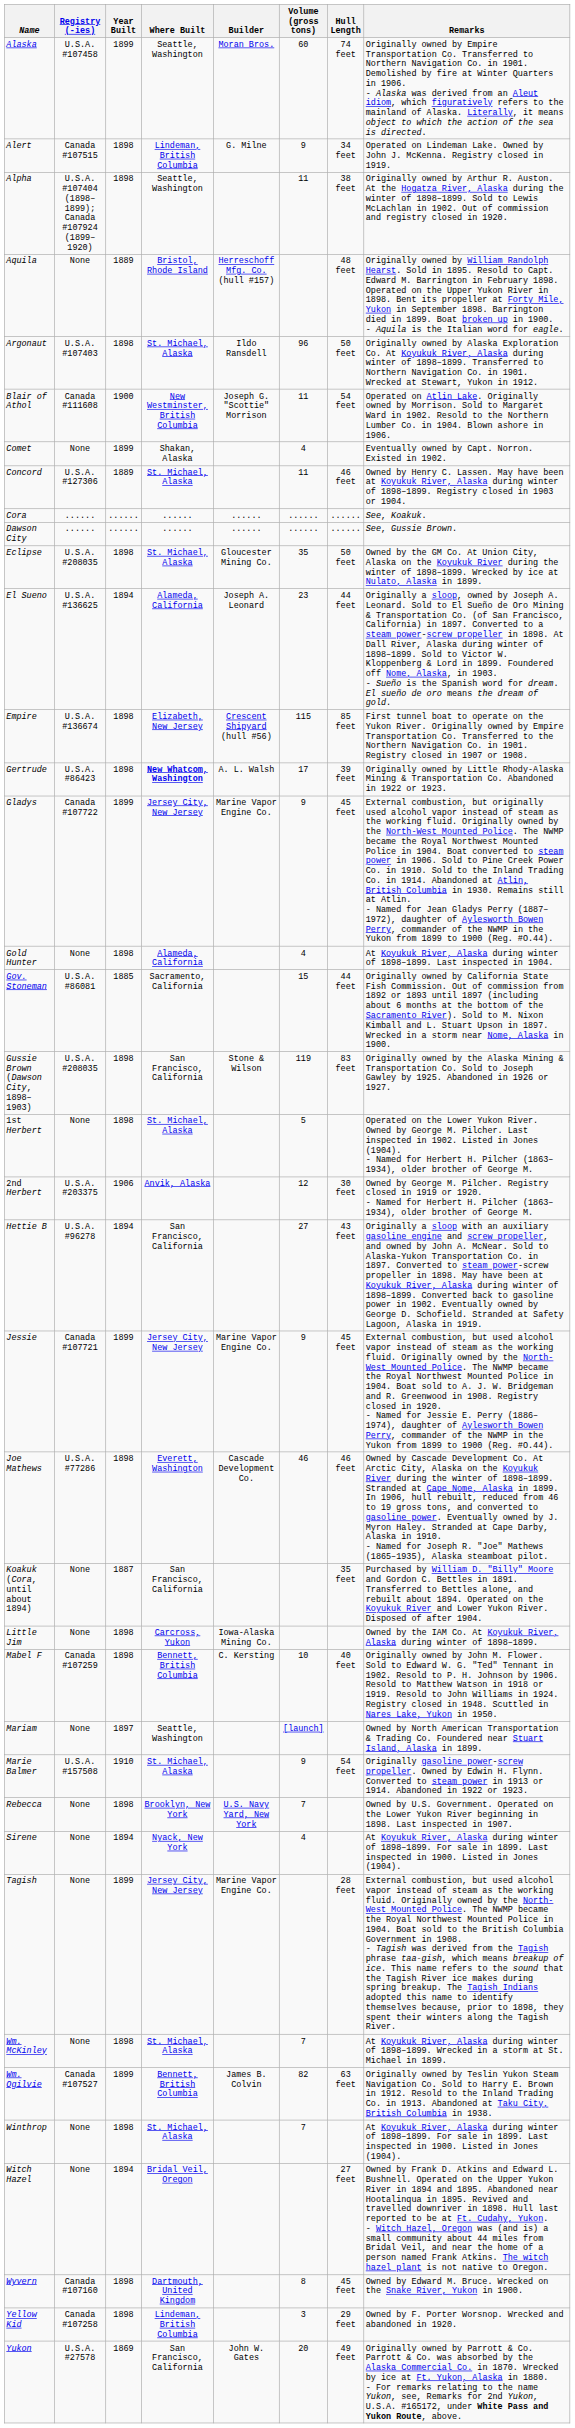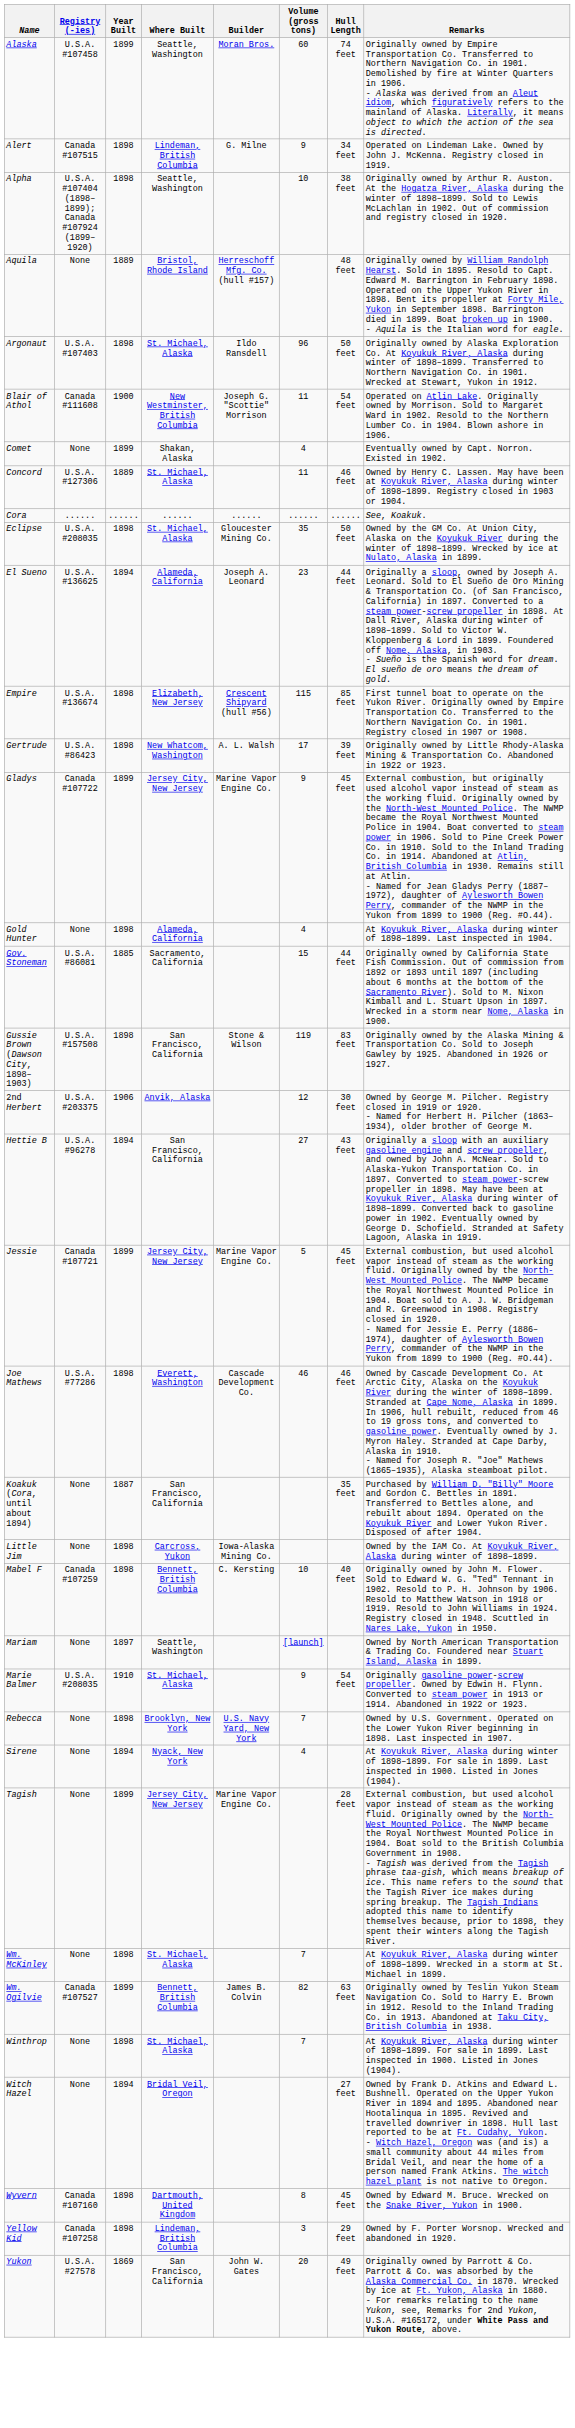(303, 179) 11 -> (303, 179) 10
- row: (22, 534)
(177, 774) bold -> (177, 751) normal
(80, 1063) U.S.A. #208035 -> (80, 1040) U.S.A. #157508
- row: (24, 1126)
(303, 1338) 9 -> (303, 1252) 5
(80, 1767) U.S.A. #157508 -> (80, 1681) U.S.A. #208035
